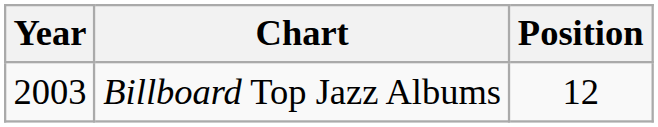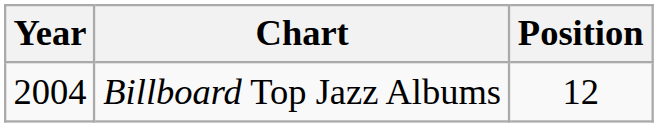(50, 91) 2003 -> (50, 91) 2004
